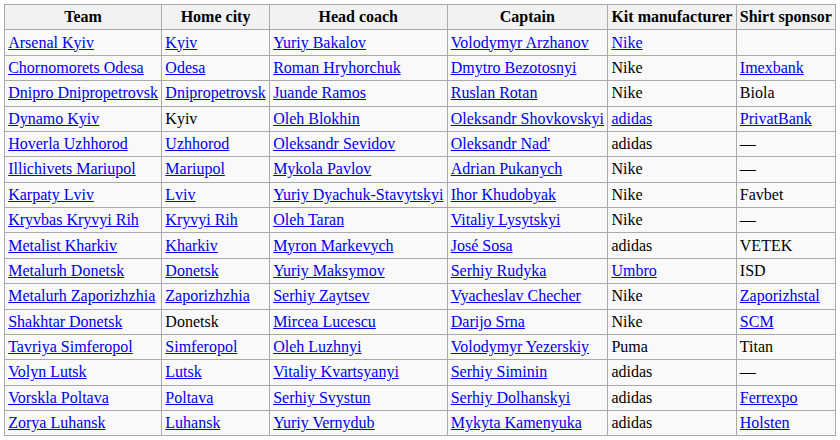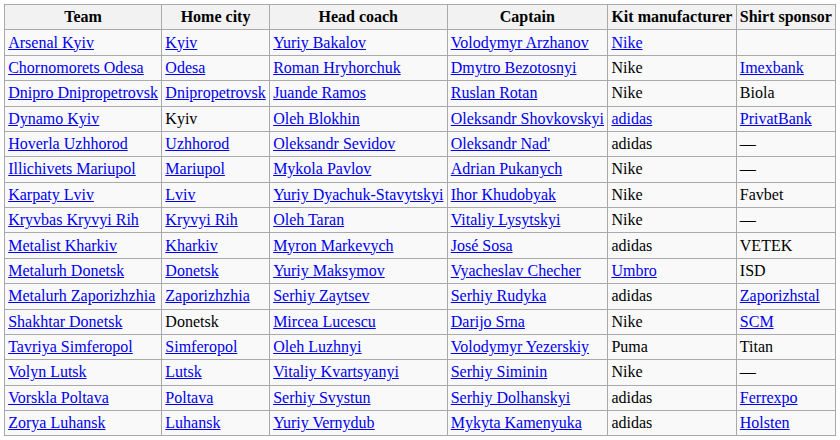(498, 270) Serhiy Rudyka -> (516, 270) Vyacheslav Checher
(516, 296) Vyacheslav Checher -> (498, 296) Serhiy Rudyka
(627, 296) Nike -> (632, 296) adidas
(632, 372) adidas -> (627, 372) Nike
